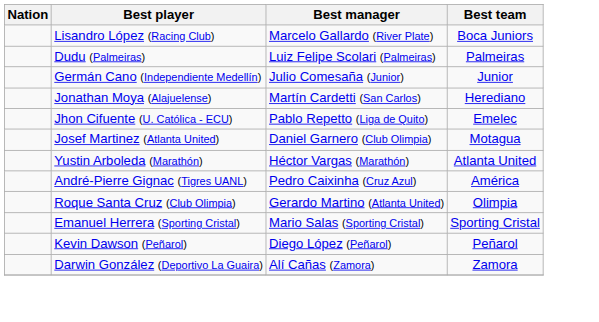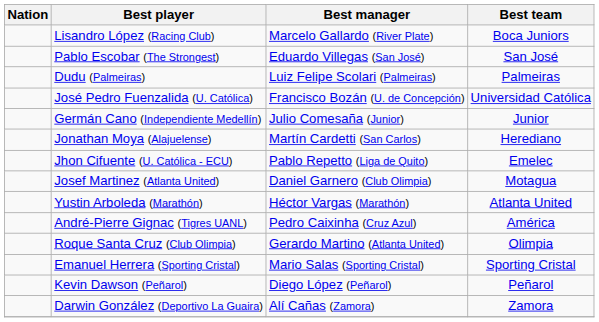+ row: (137, 56)
+ row: (154, 98)
